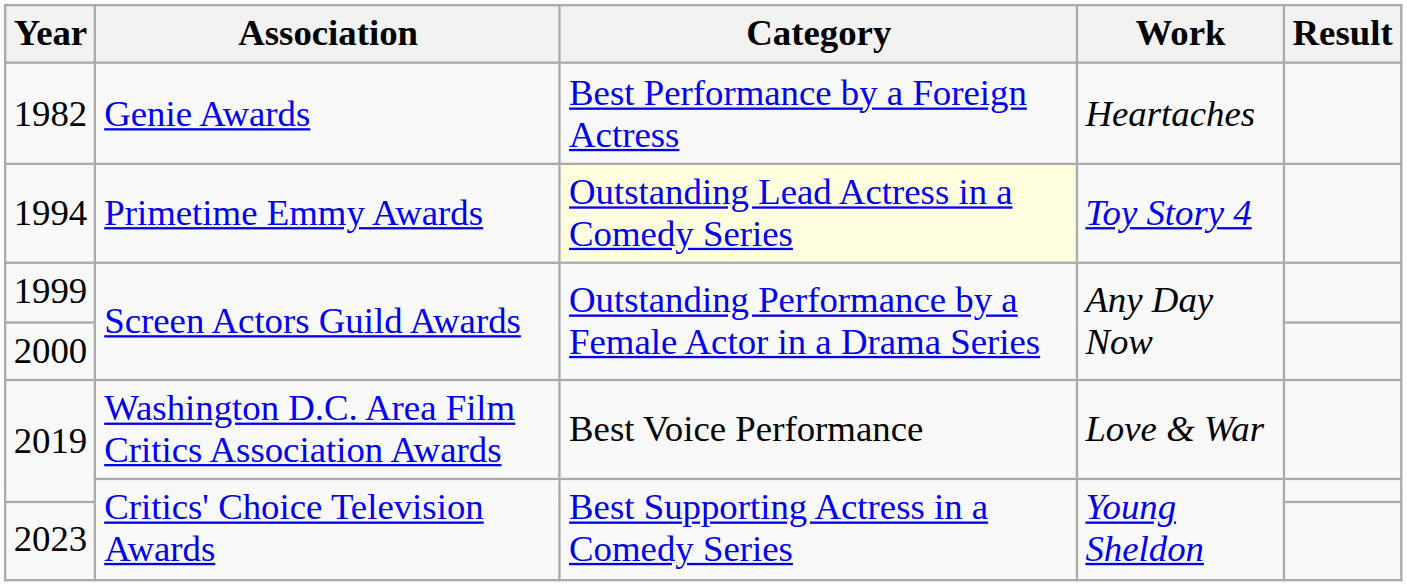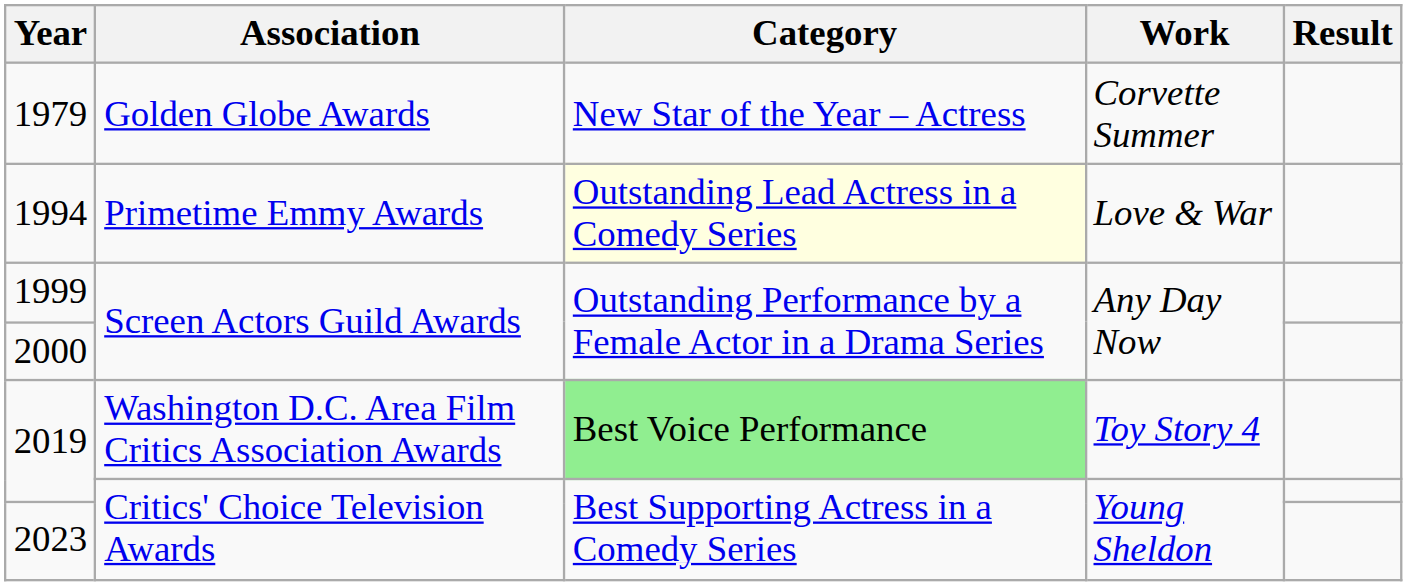+ row: (50, 112)
- row: (50, 112)
(1169, 212) Toy Story 4 -> (1183, 212) Love & War
(746, 428) no background -> (750, 428) lightgreen background
(1175, 428) Love & War -> (1177, 428) Toy Story 4
